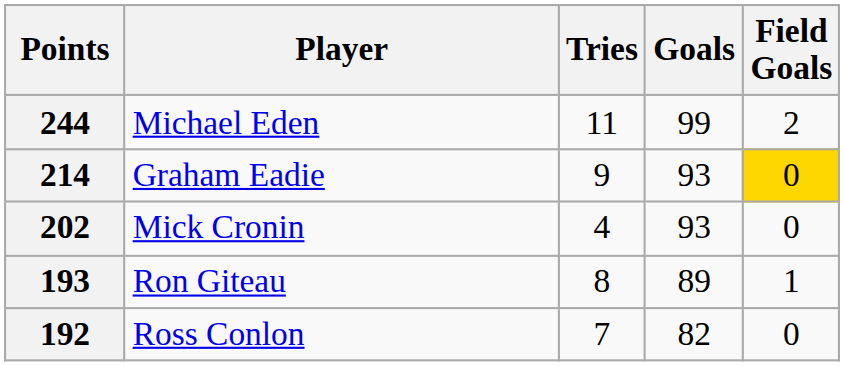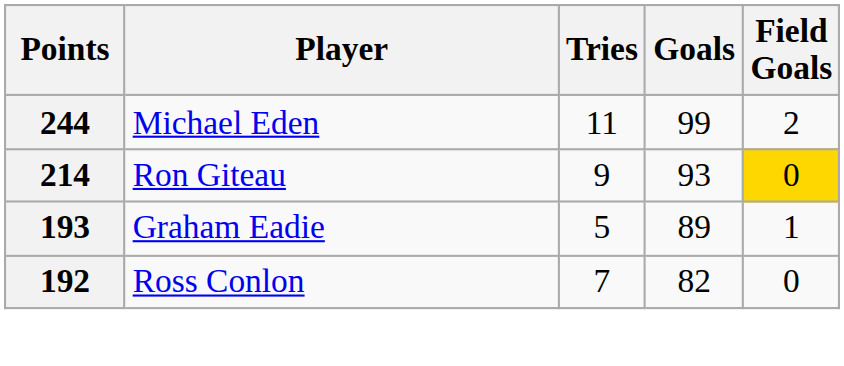(229, 174) Graham Eadie -> (209, 174) Ron Giteau
- row: (65, 227)
(209, 280) Ron Giteau -> (229, 227) Graham Eadie
(602, 280) 8 -> (602, 227) 5
